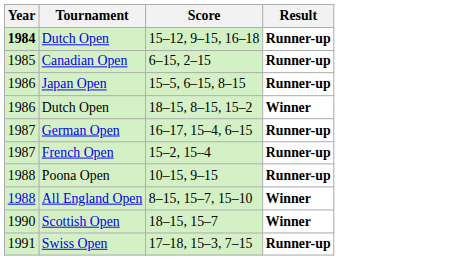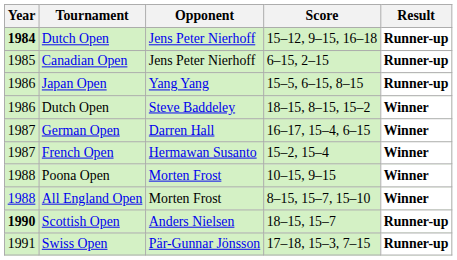+ column: (205, 16)
(298, 130) Runner-up -> (406, 130) Winner
(298, 153) Runner-up -> (406, 153) Winner
(298, 175) Runner-up -> (406, 175) Winner
(22, 221) normal -> (22, 221) bold
(288, 221) Winner -> (416, 221) Runner-up
